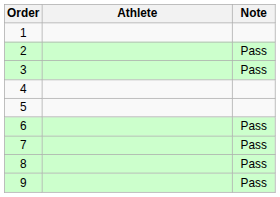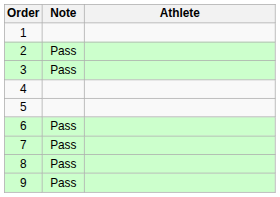columns swapped: (137, 13) <-> (254, 13)
